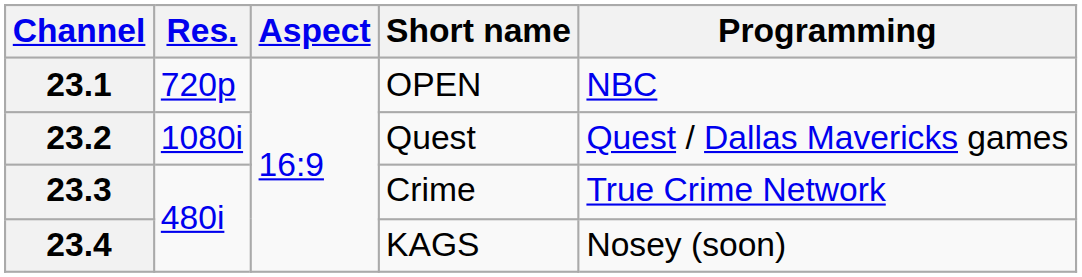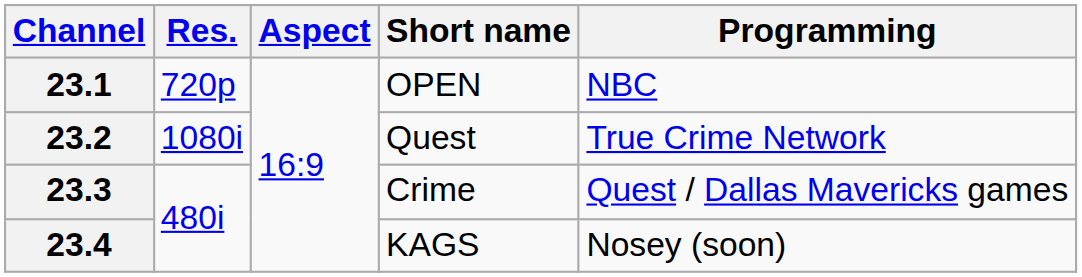(827, 137) Quest / Dallas Mavericks games -> (736, 137) True Crime Network
(736, 191) True Crime Network -> (827, 191) Quest / Dallas Mavericks games
